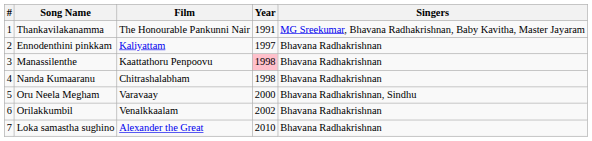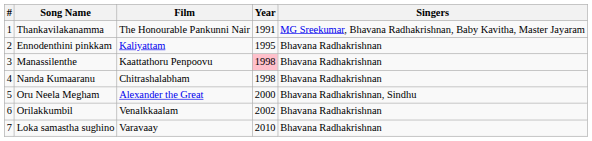(265, 45) 1997 -> (265, 45) 1995
(138, 95) Varavaay -> (161, 95) Alexander the Great
(161, 128) Alexander the Great -> (138, 128) Varavaay
